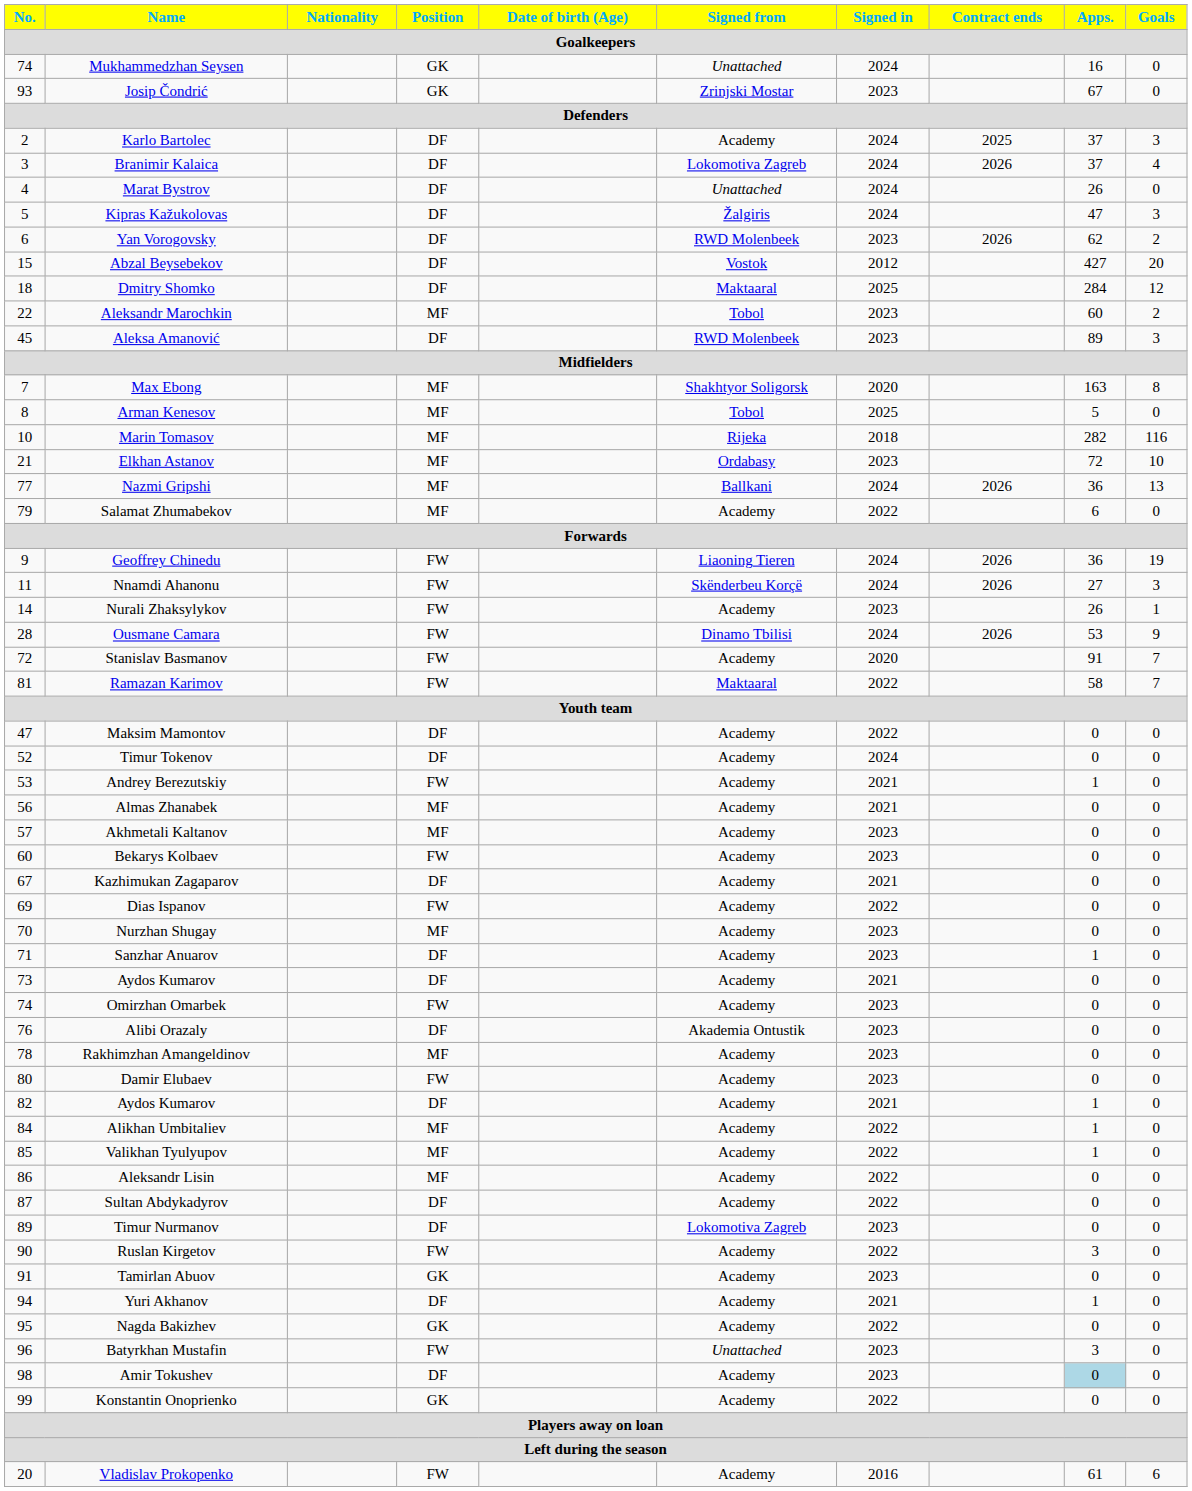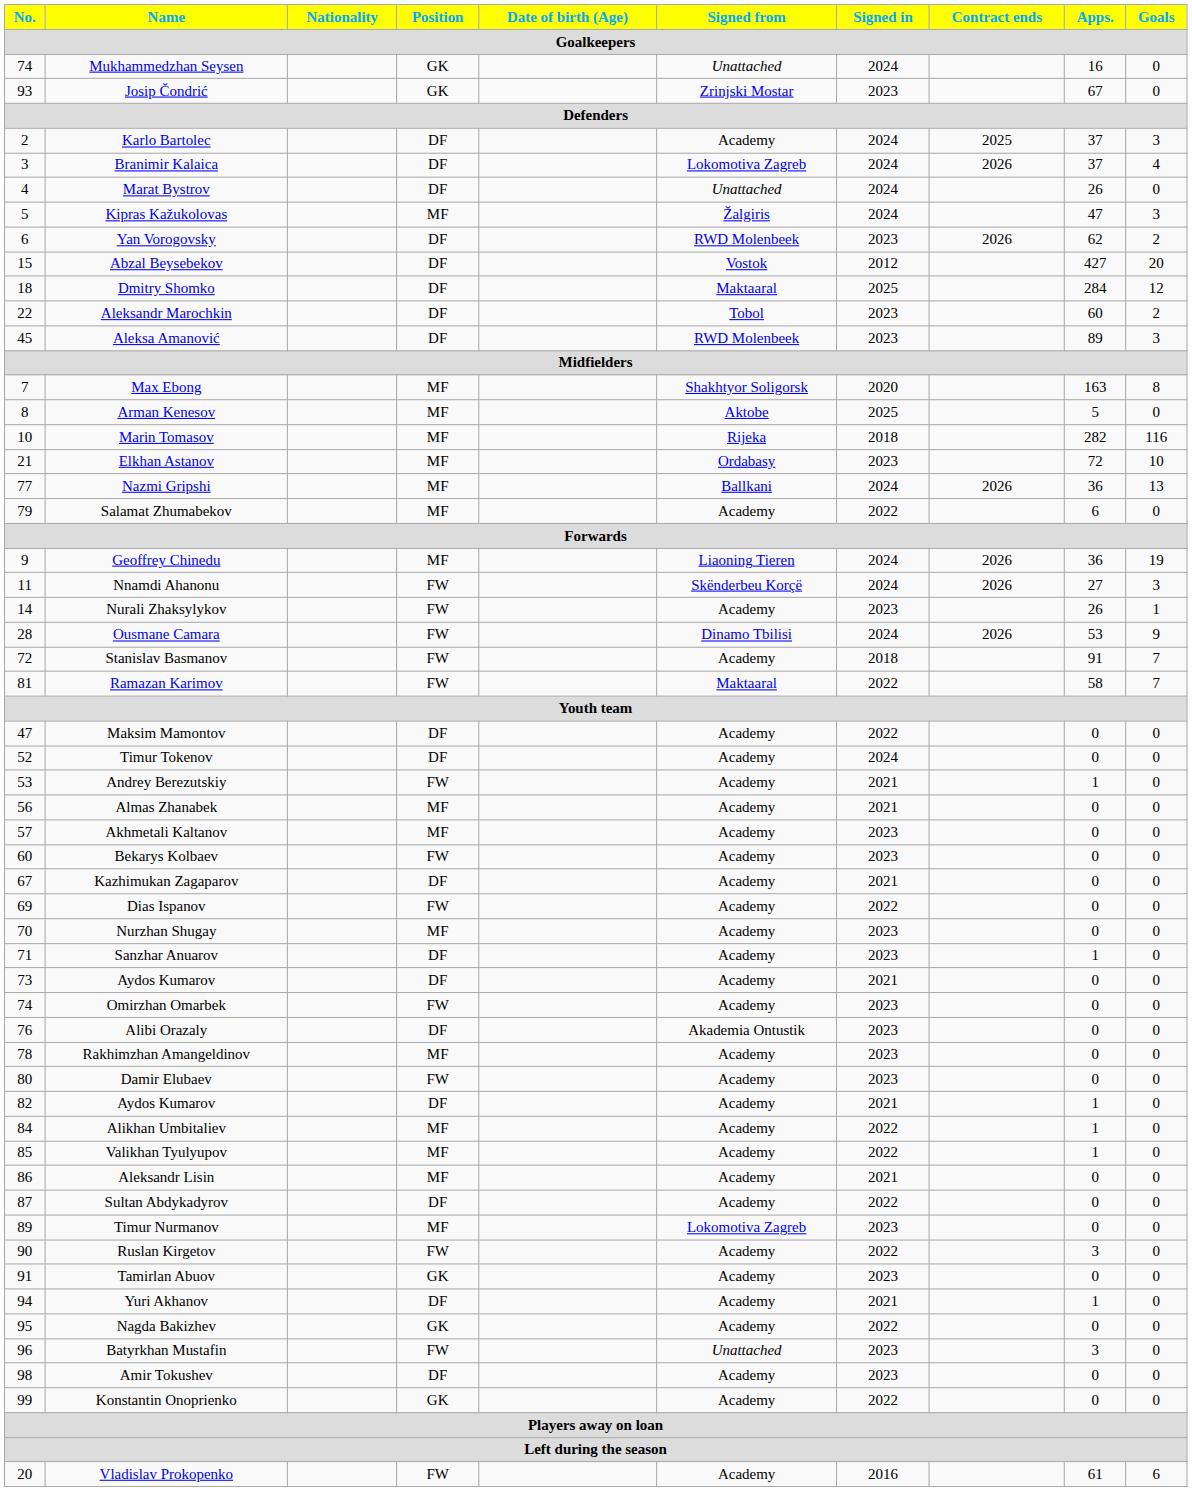(438, 214) DF -> (438, 214) MF
(438, 313) MF -> (438, 313) DF
(747, 412) Tobol -> (747, 412) Aktobe
(438, 560) FW -> (438, 560) MF
(883, 659) 2020 -> (883, 659) 2018
(883, 1178) 2022 -> (883, 1178) 2021
(438, 1227) DF -> (438, 1227) MF
(1095, 1375) lightblue background -> (1095, 1375) no background
